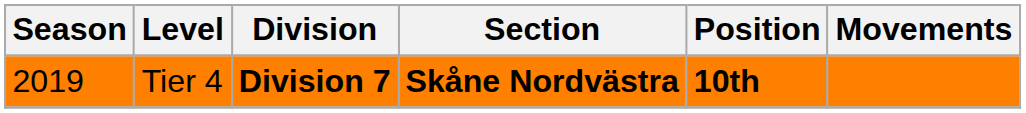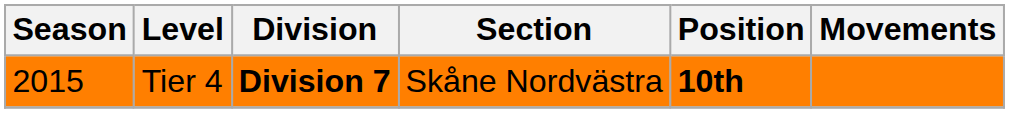(48, 81) 2019 -> (48, 81) 2015
(542, 81) bold -> (534, 81) normal
